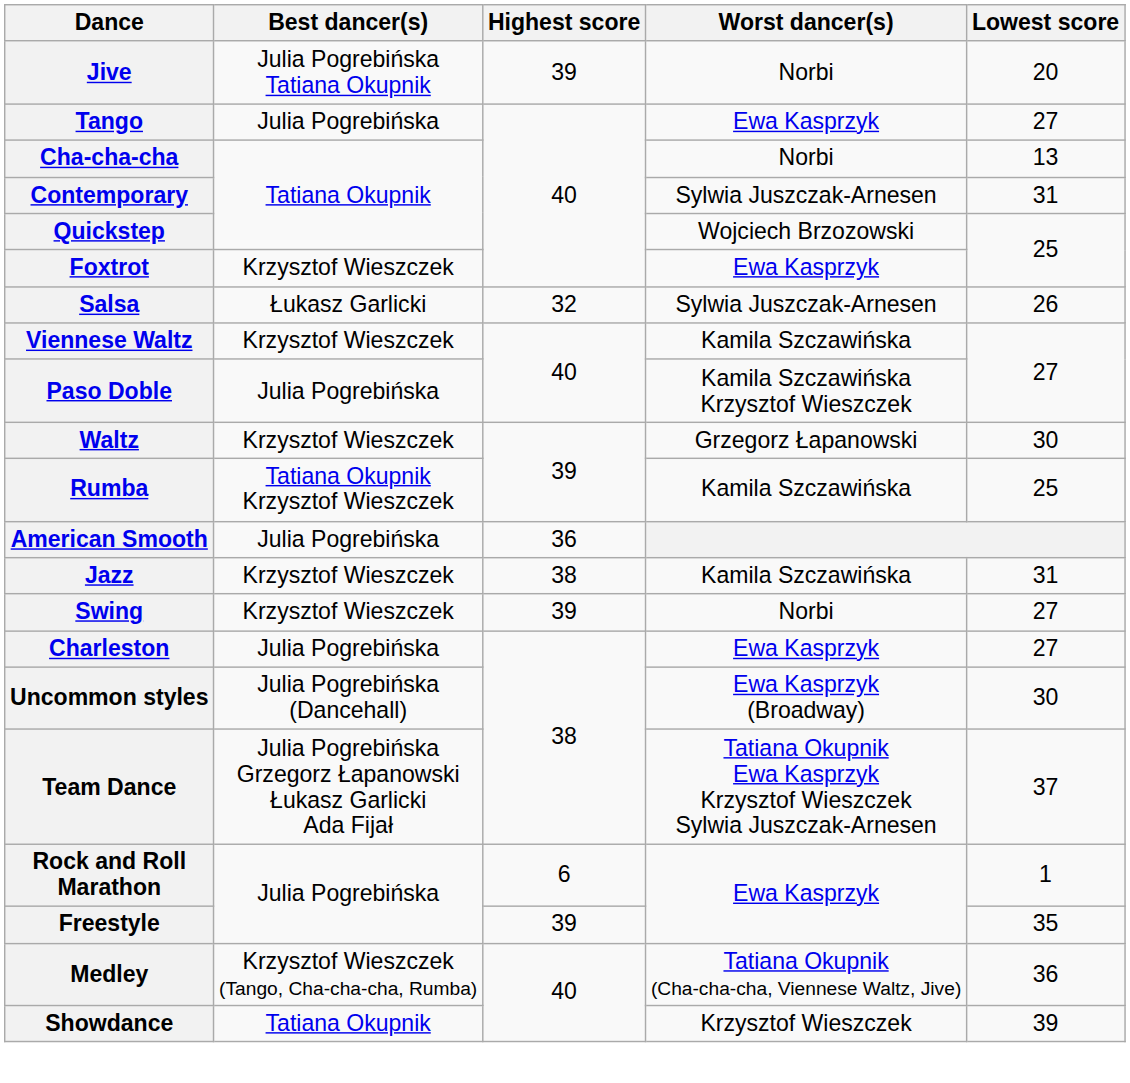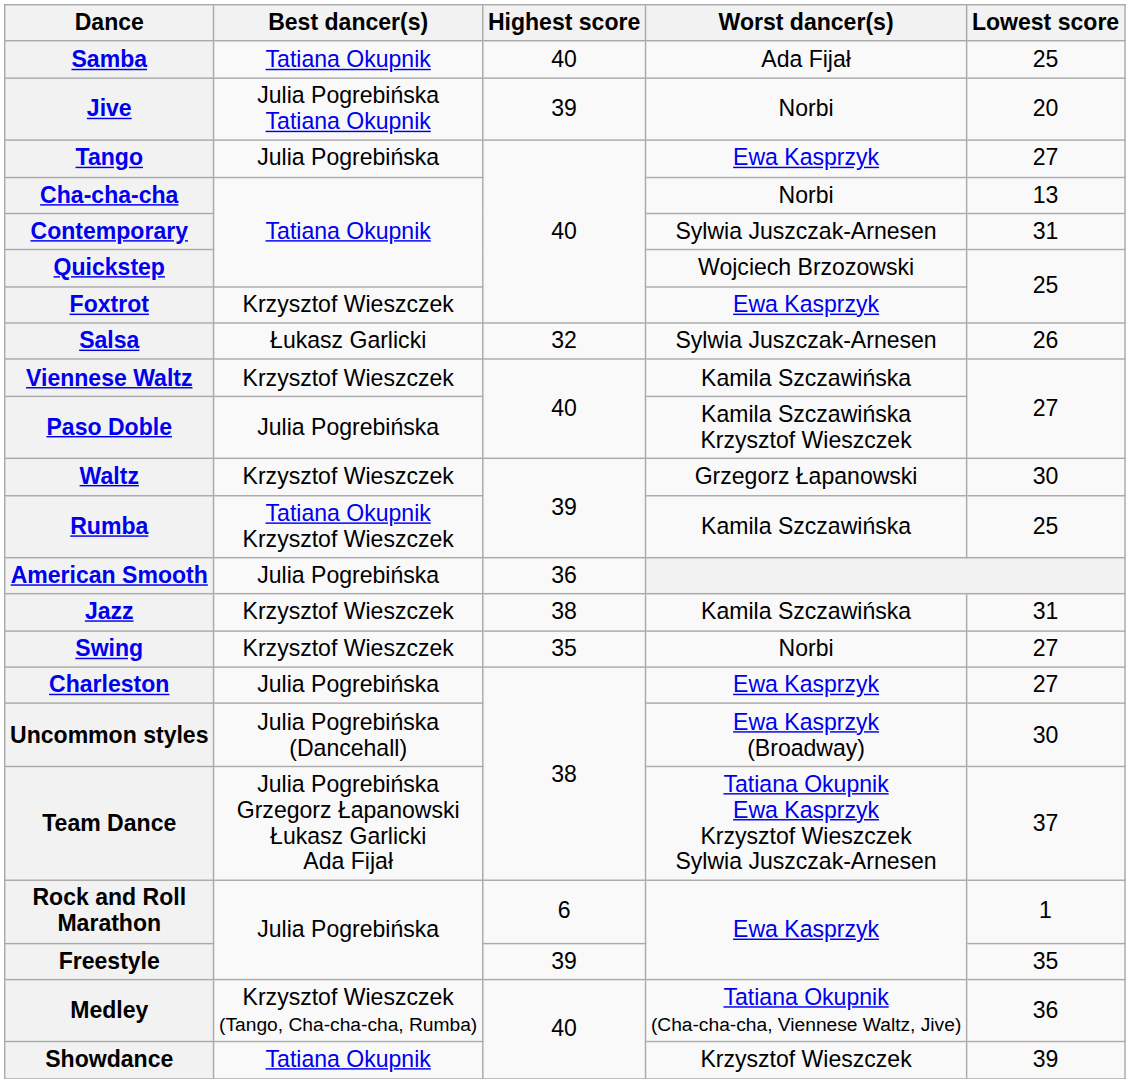+ row: (109, 59)
(564, 612) 39 -> (564, 648) 35
